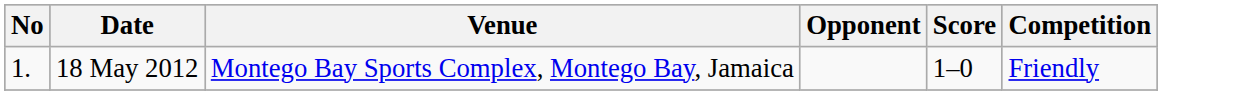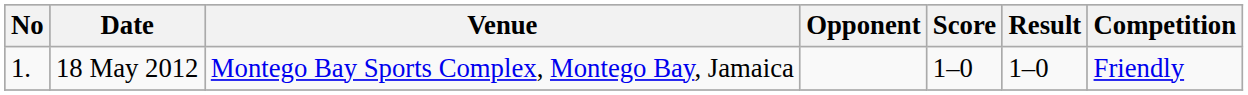+ column: (1045, 25)
